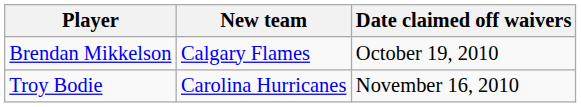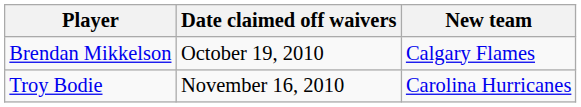columns swapped: (264, 20) <-> (464, 20)
